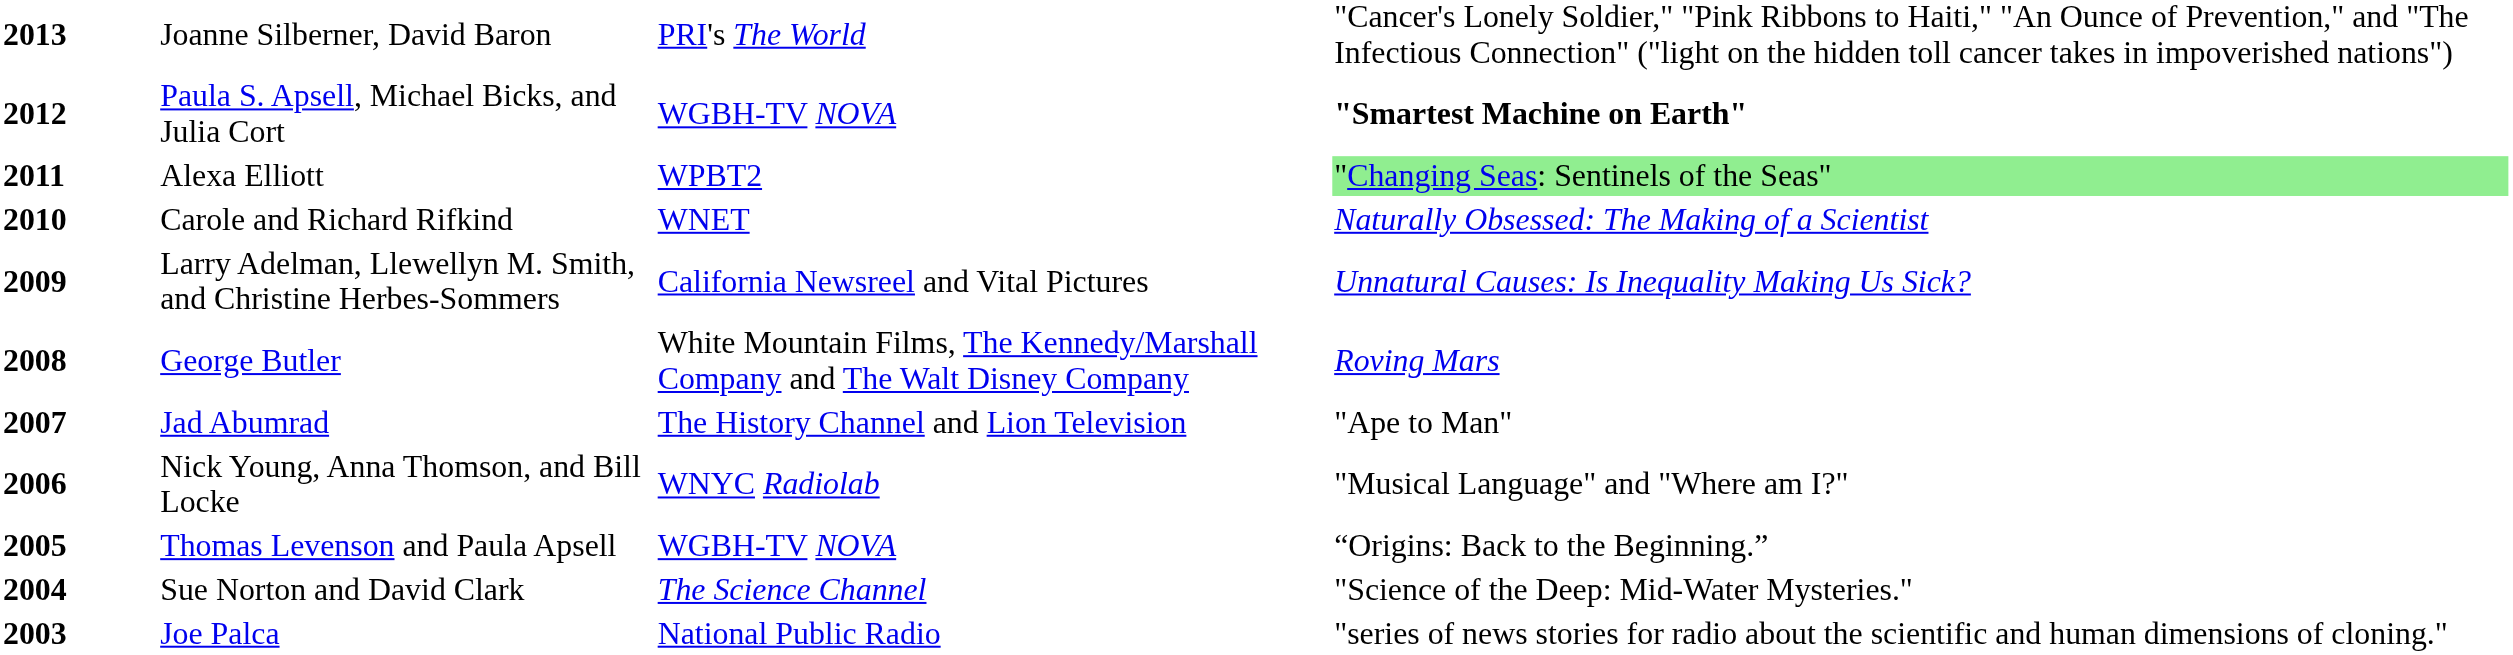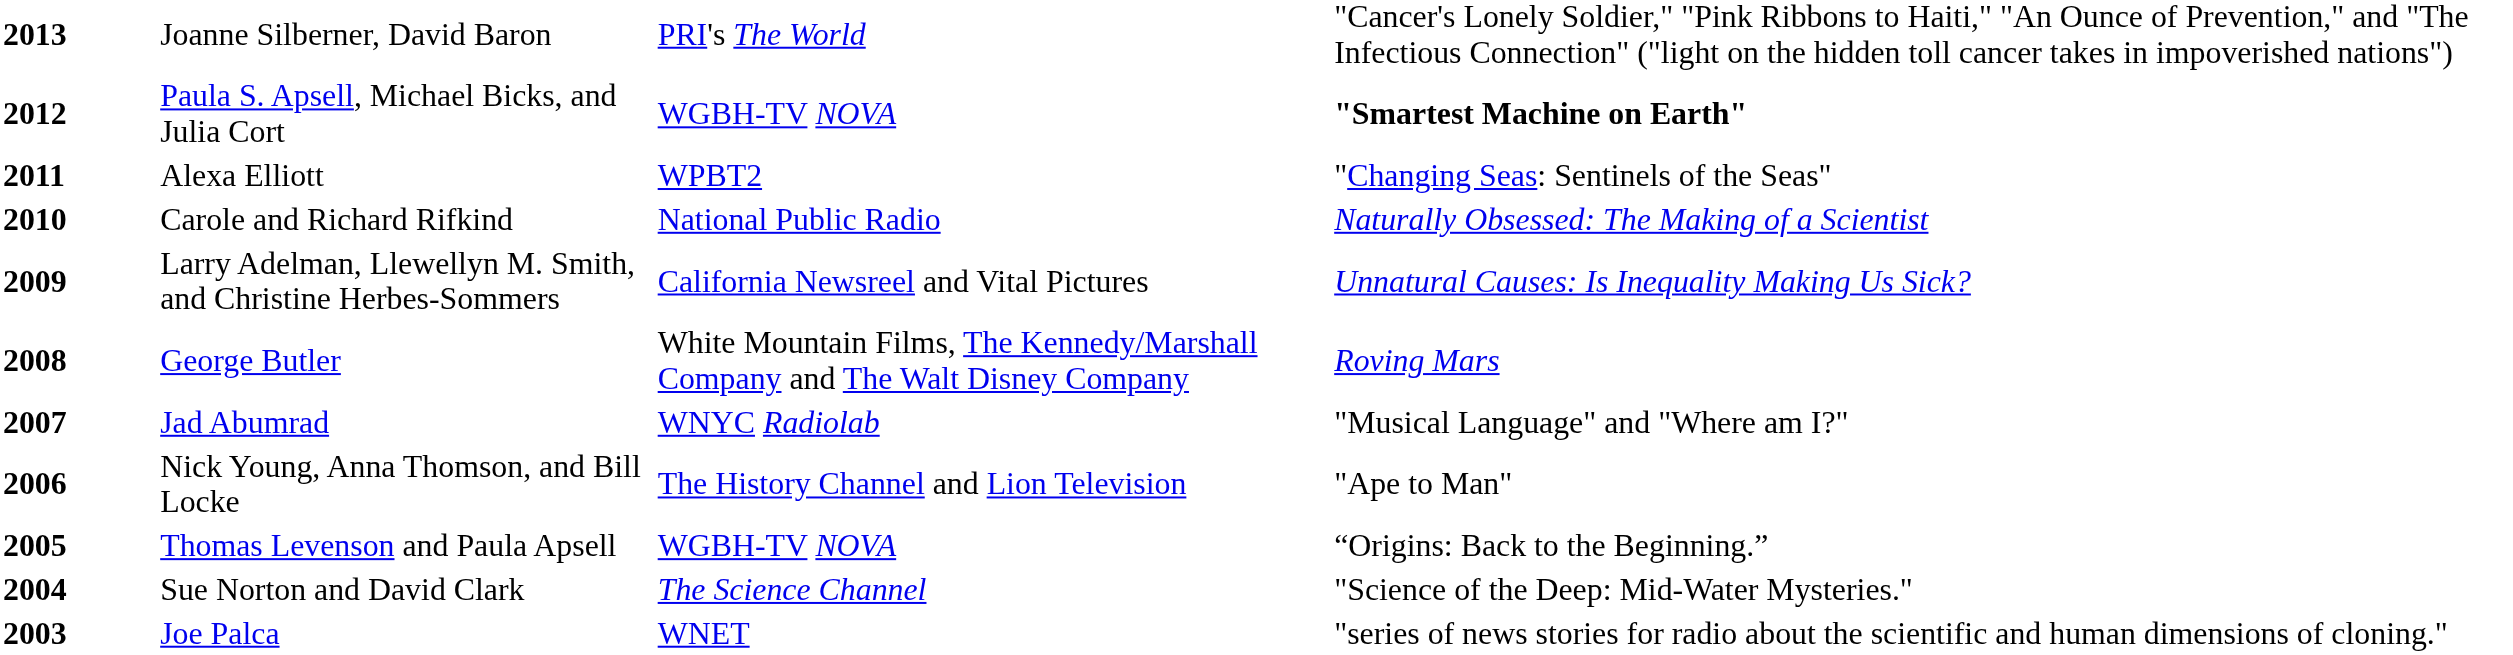(1583, 175) lightgreen background -> (1583, 175) no background
(704, 219) WNET -> (799, 219) National Public Radio
(922, 422) The History Channel and Lion Television -> (769, 422) WNYC Radiolab
(1423, 422) "Ape to Man" -> (1591, 422) "Musical Language" and "Where am I?"
(769, 484) WNYC Radiolab -> (922, 484) The History Channel and Lion Television
(1591, 484) "Musical Language" and "Where am I?" -> (1423, 484) "Ape to Man"
(799, 633) National Public Radio -> (704, 633) WNET
